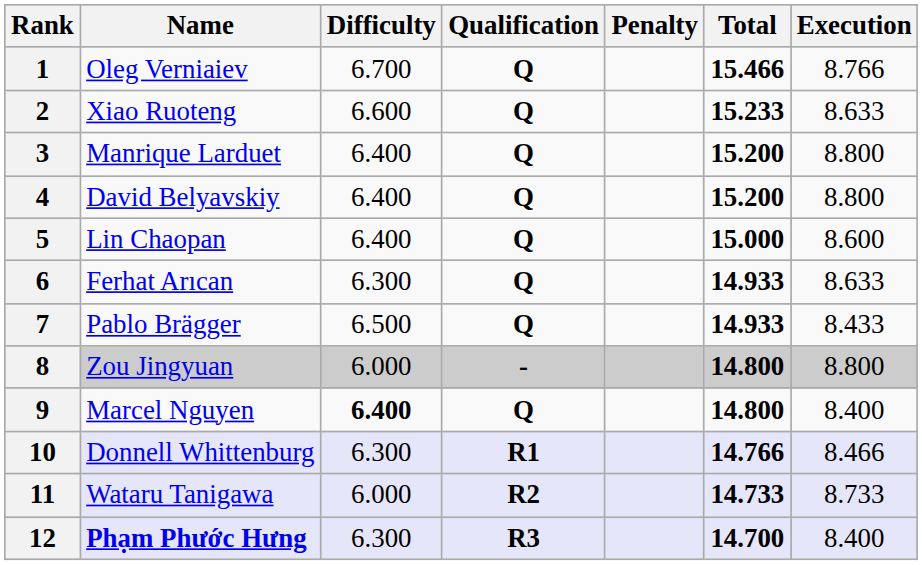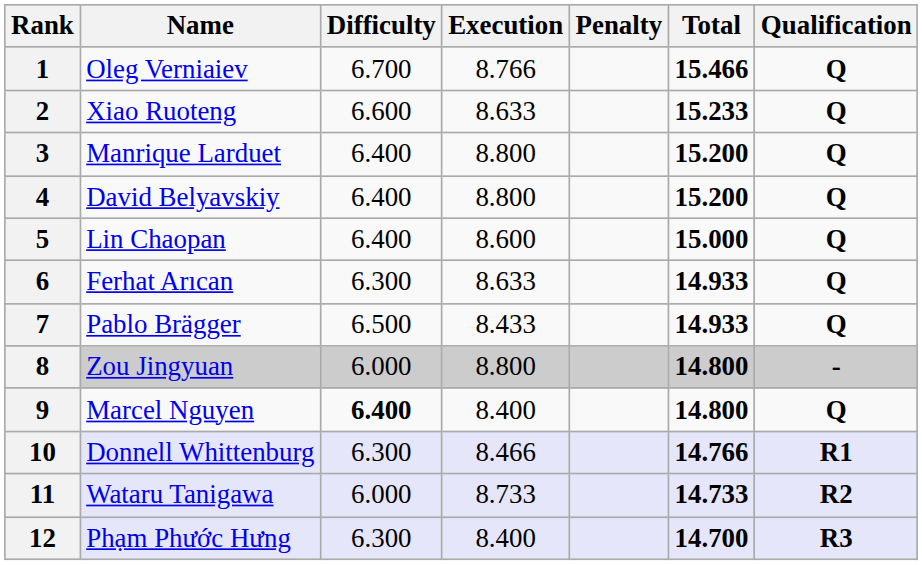columns swapped: (854, 25) <-> (524, 25)
(196, 537) bold -> (189, 537) normal
